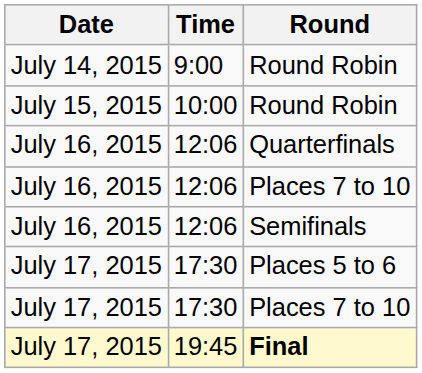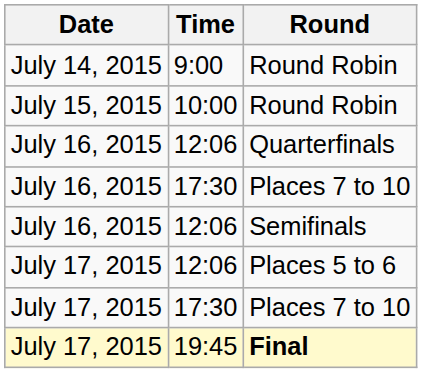(206, 186) 12:06 -> (206, 186) 17:30
(206, 266) 17:30 -> (206, 266) 12:06
